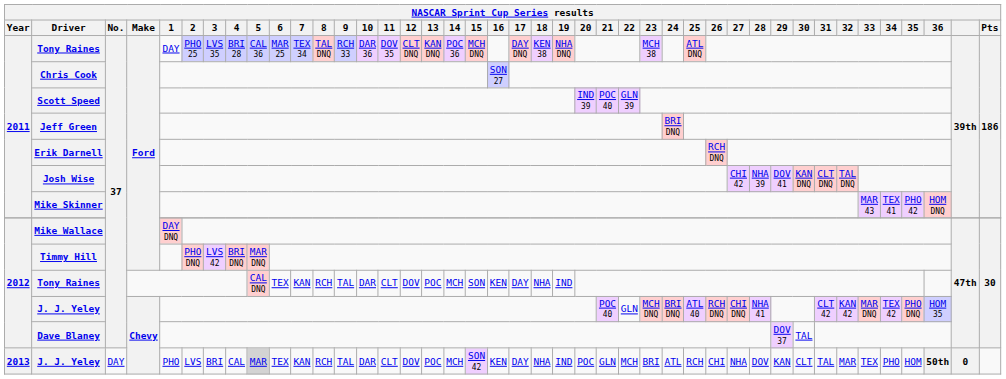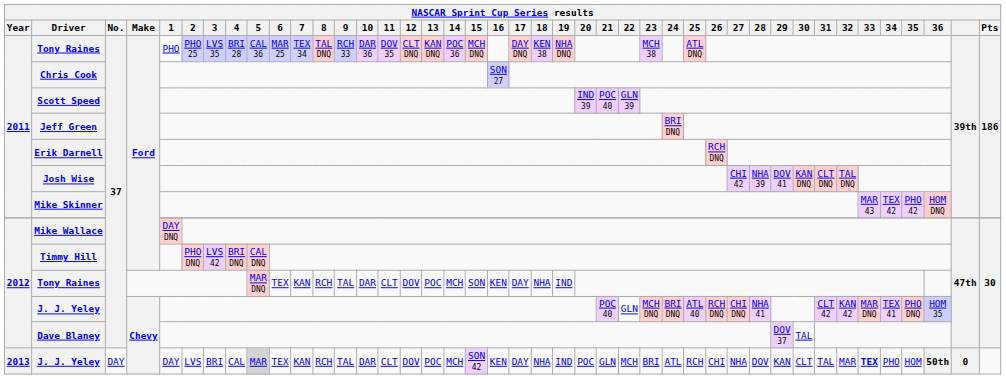(171, 48) DAY -> (171, 48) PHO
(891, 204) TEX 41 -> (891, 204) TEX 42
(258, 257) MAR DNQ -> (258, 257) CAL DNQ
(258, 283) CAL DNQ -> (258, 283) MAR DNQ
(891, 309) TEX 42 -> (891, 309) TEX 41
(171, 361) PHO -> (171, 361) DAY
(869, 361) normal -> (869, 361) bold
